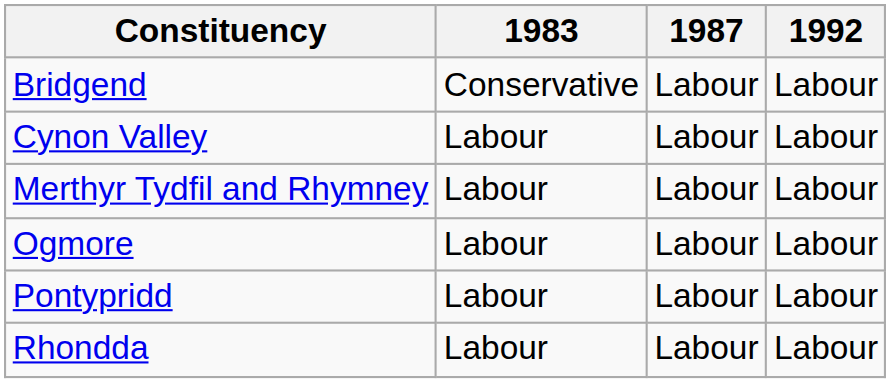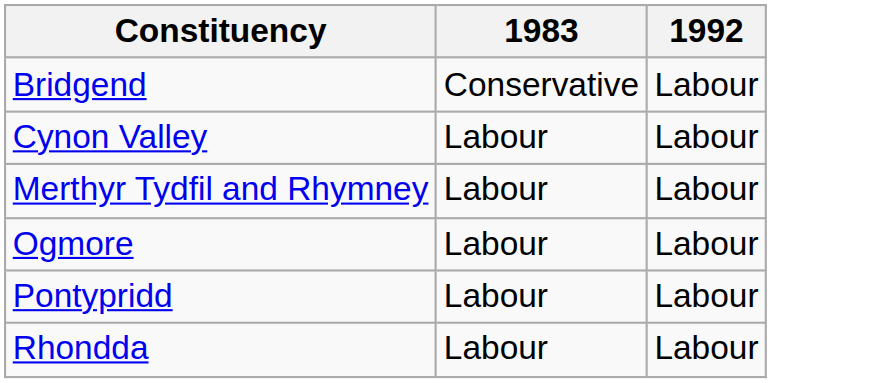- column: (706, 31)
